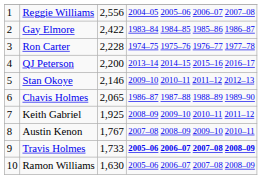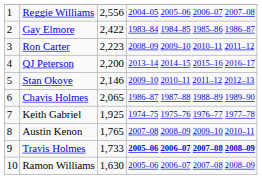(112, 47) 2,228 -> (112, 47) 2,223
(192, 47) 1974–75 1975–76 1976–77 1977–78 -> (191, 47) 2008–09 2009–10 2010–11 2011–12
(191, 115) 2008–09 2009–10 2010–11 2011–12 -> (192, 115) 1974–75 1975–76 1976–77 1977–78
(112, 132) 1,767 -> (112, 132) 1,765
